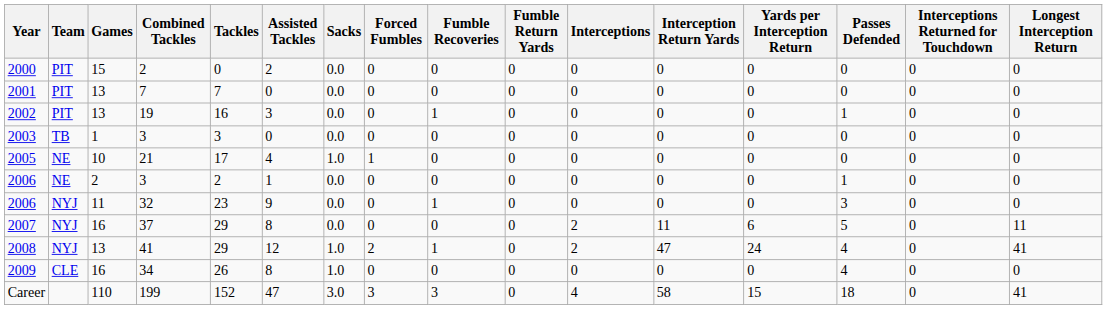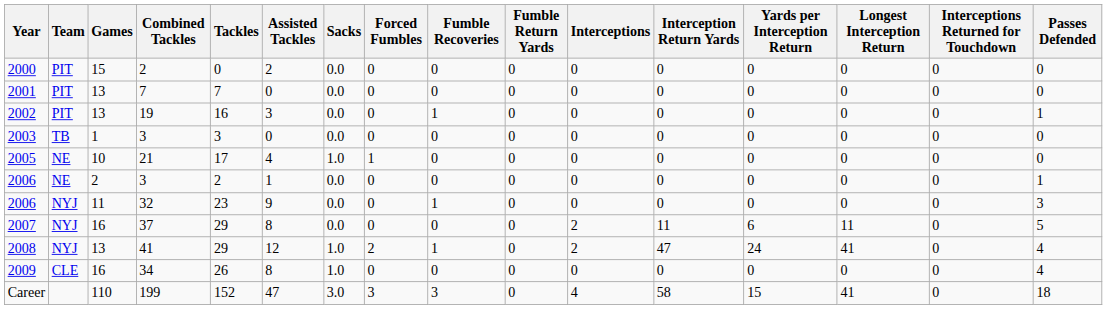columns swapped: (1056, 31) <-> (871, 31)
